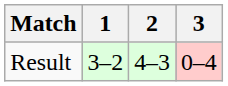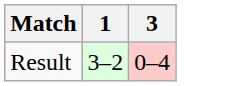- column: (152, 23)
